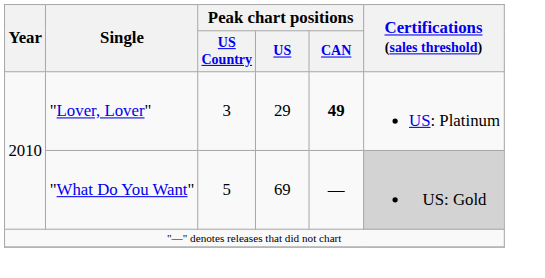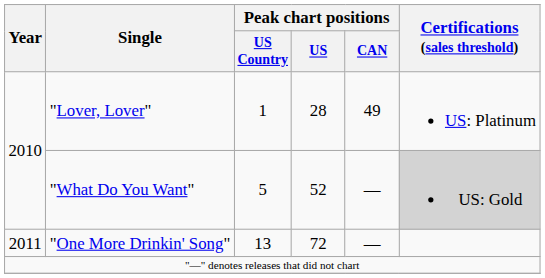(227, 110) 3 -> (263, 110) 1
(282, 110) 29 -> (318, 110) 28
(336, 110) bold -> (372, 110) normal
(282, 190) 69 -> (318, 190) 52
+ row: (140, 242)
